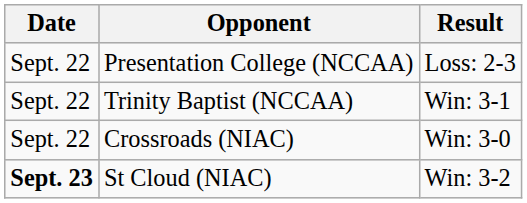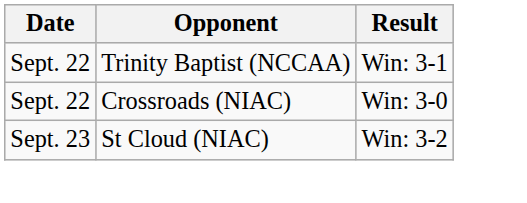- row: (259, 62)
(52, 178) bold -> (50, 139) normal
